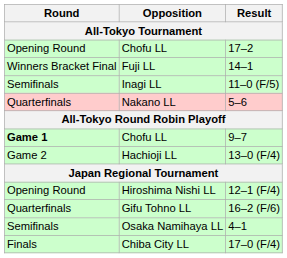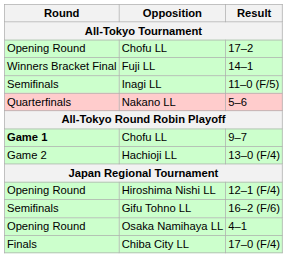(39, 208) Quarterfinals -> (33, 208) Semifinals
(33, 226) Semifinals -> (46, 226) Opening Round
